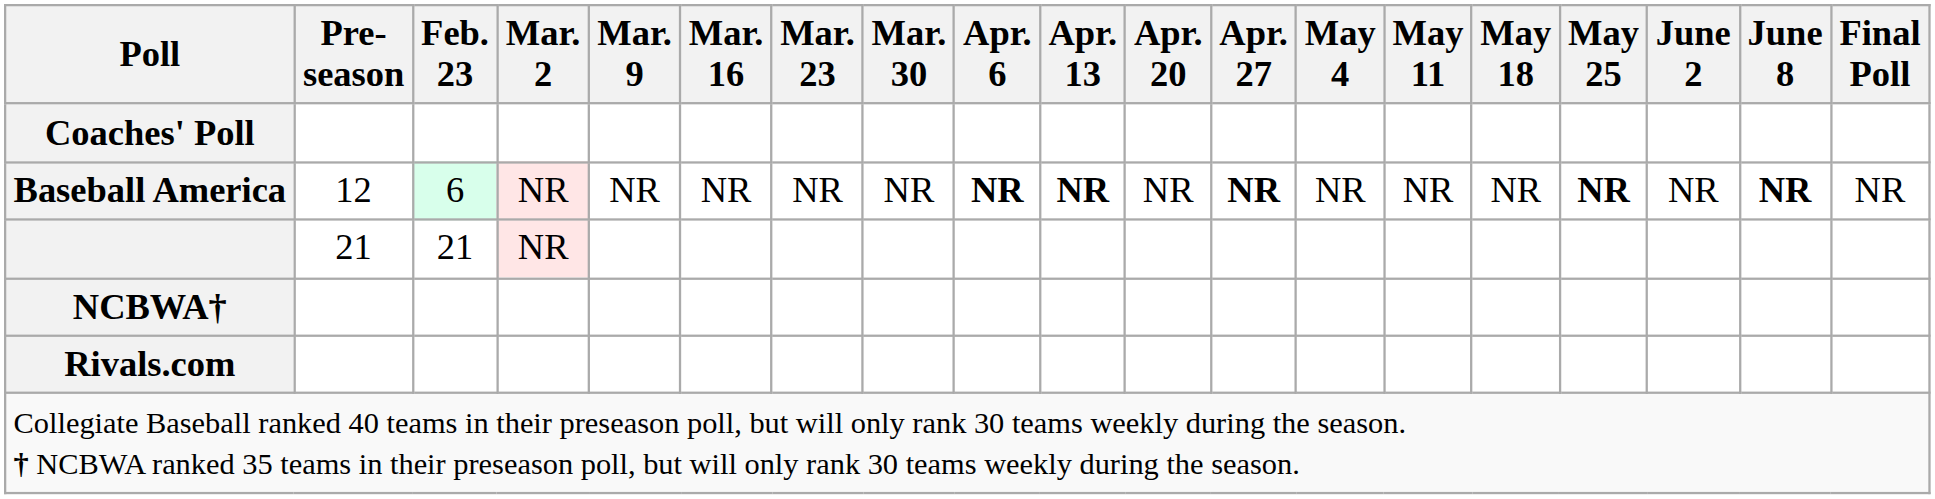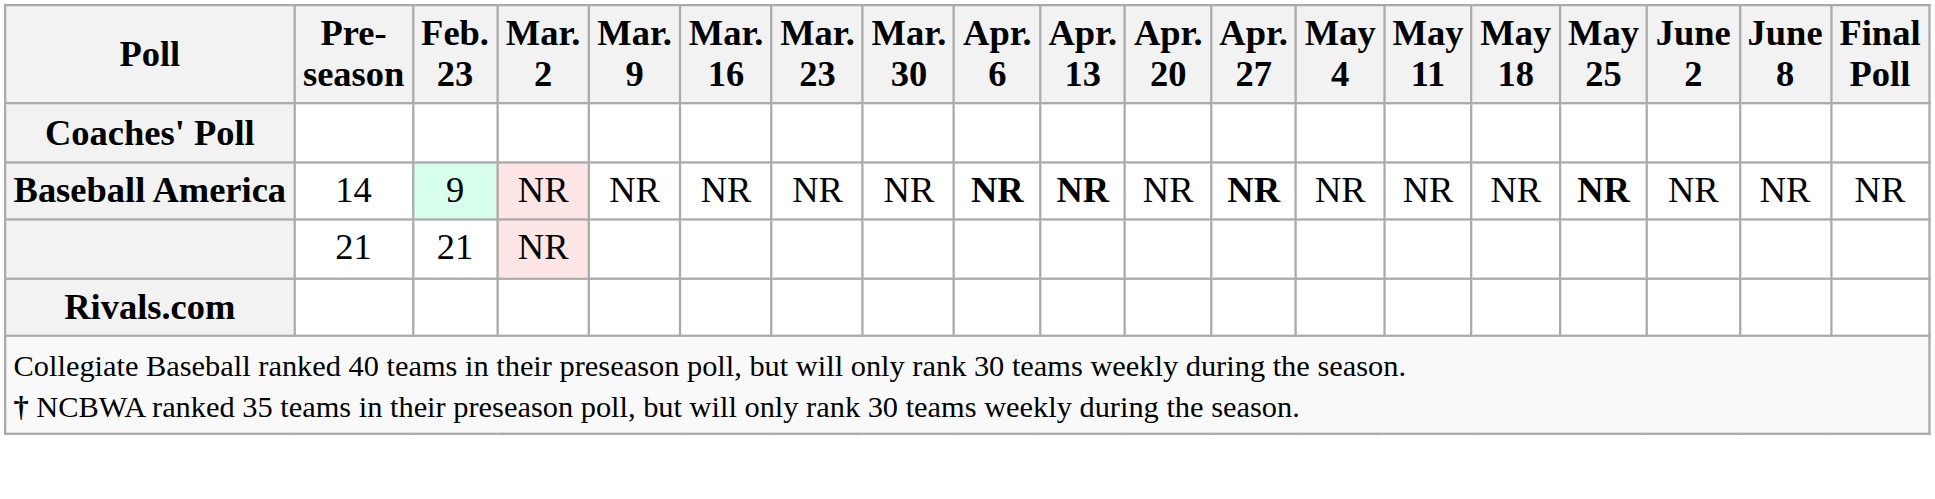(354, 190) 12 -> (354, 190) 14
(455, 190) 6 -> (455, 190) 9
(1785, 190) bold -> (1785, 190) normal
- row: (150, 305)
